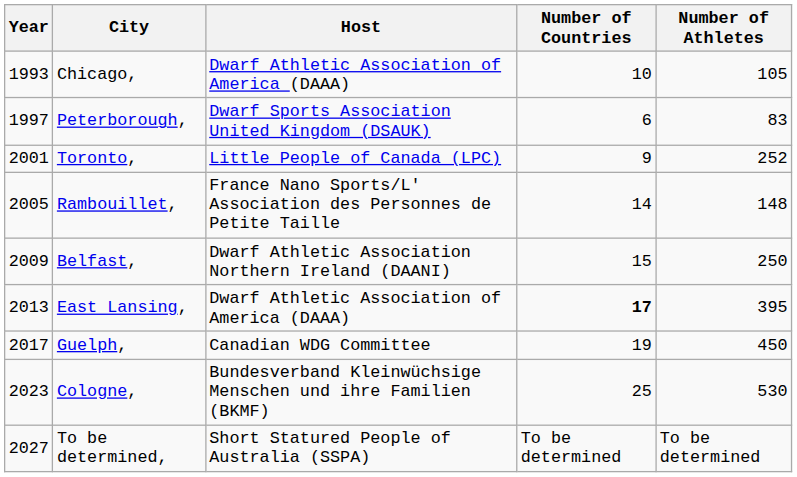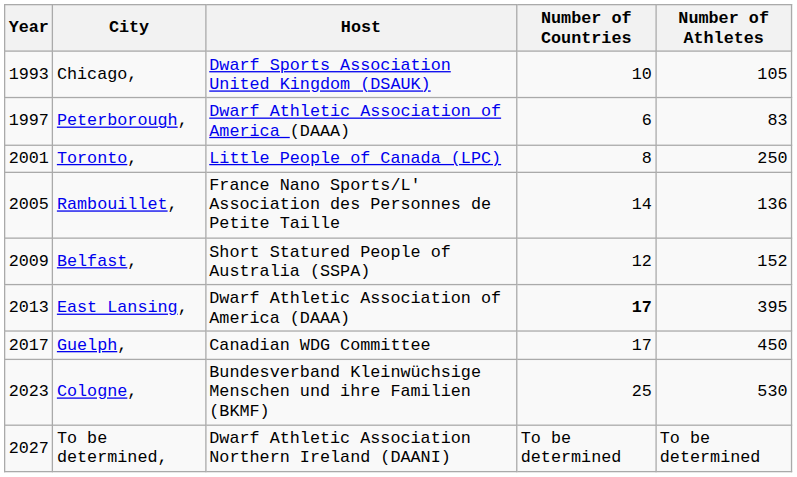(355, 75) Dwarf Athletic Association of America (DAAA) -> (330, 75) Dwarf Sports Association United Kingdom (DSAUK)
(330, 121) Dwarf Sports Association United Kingdom (DSAUK) -> (355, 121) Dwarf Athletic Association of America (DAAA)
(647, 158) 9 -> (647, 158) 8
(772, 158) 252 -> (772, 158) 250
(772, 205) 148 -> (772, 205) 136
(340, 261) Dwarf Athletic Association Northern Ireland (DAANI) -> (330, 261) Short Statured People of Australia (SSPA)
(642, 261) 15 -> (642, 261) 12
(772, 261) 250 -> (772, 261) 152
(642, 345) 19 -> (642, 345) 17
(330, 448) Short Statured People of Australia (SSPA) -> (340, 448) Dwarf Athletic Association Northern Ireland (DAANI)
